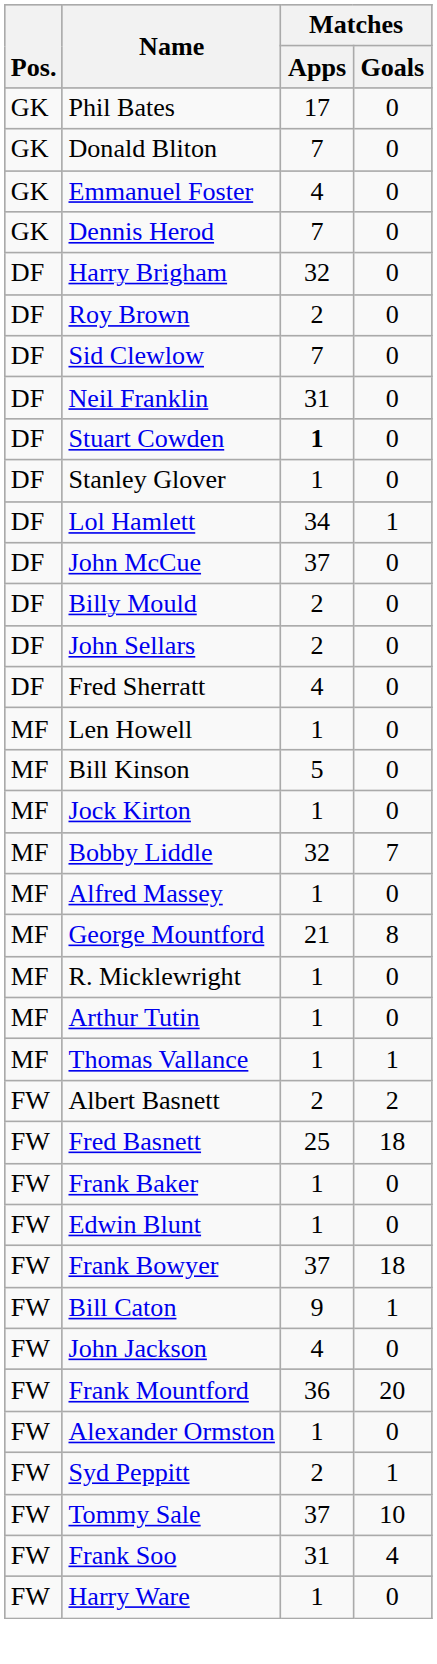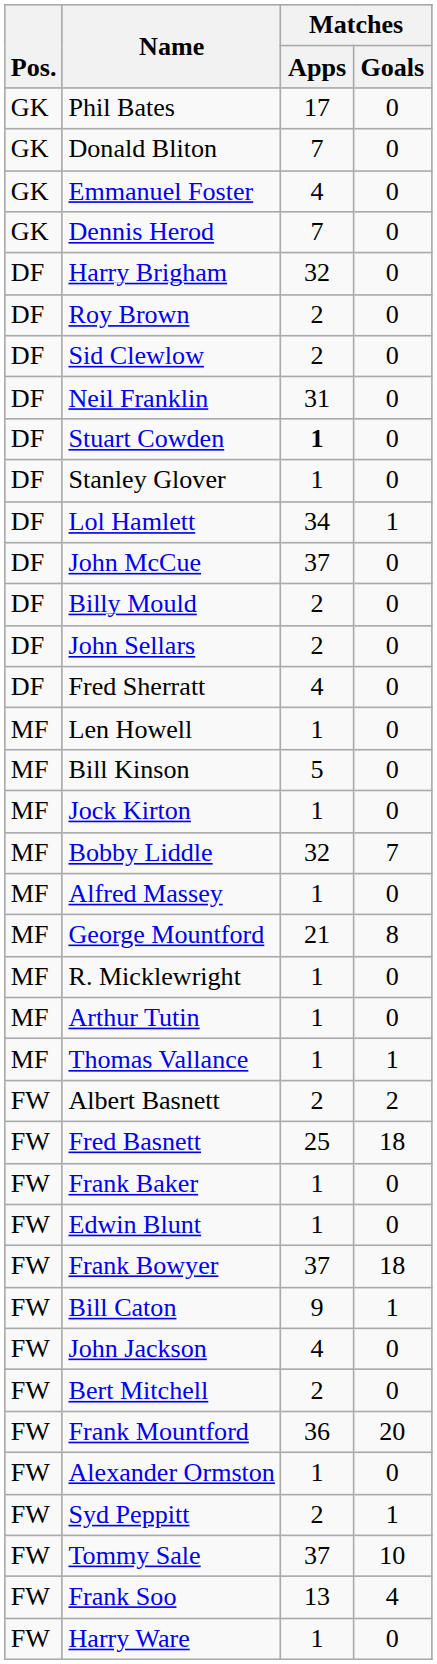(317, 356) 7 -> (317, 356) 2
+ row: (138, 1390)
(317, 1555) 31 -> (317, 1596) 13
